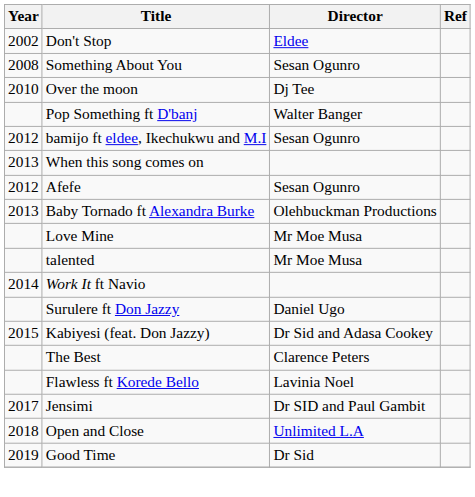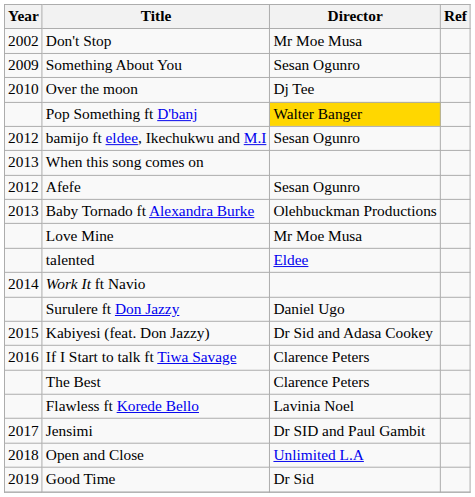(291, 41) Eldee -> (318, 41) Mr Moe Musa
(23, 65) 2008 -> (23, 65) 2009
(318, 114) no background -> (318, 114) gold background
(318, 260) Mr Moe Musa -> (291, 260) Eldee
+ row: (141, 357)
